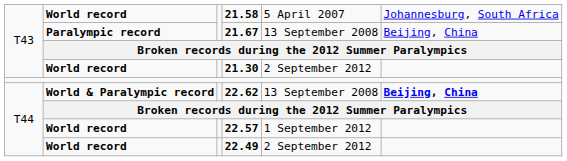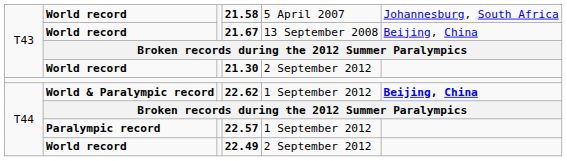(103, 32) Paralympic record -> (86, 32) World record
(321, 92) 13 September 2008 -> (318, 92) 1 September 2012
(86, 128) World record -> (103, 128) Paralympic record
